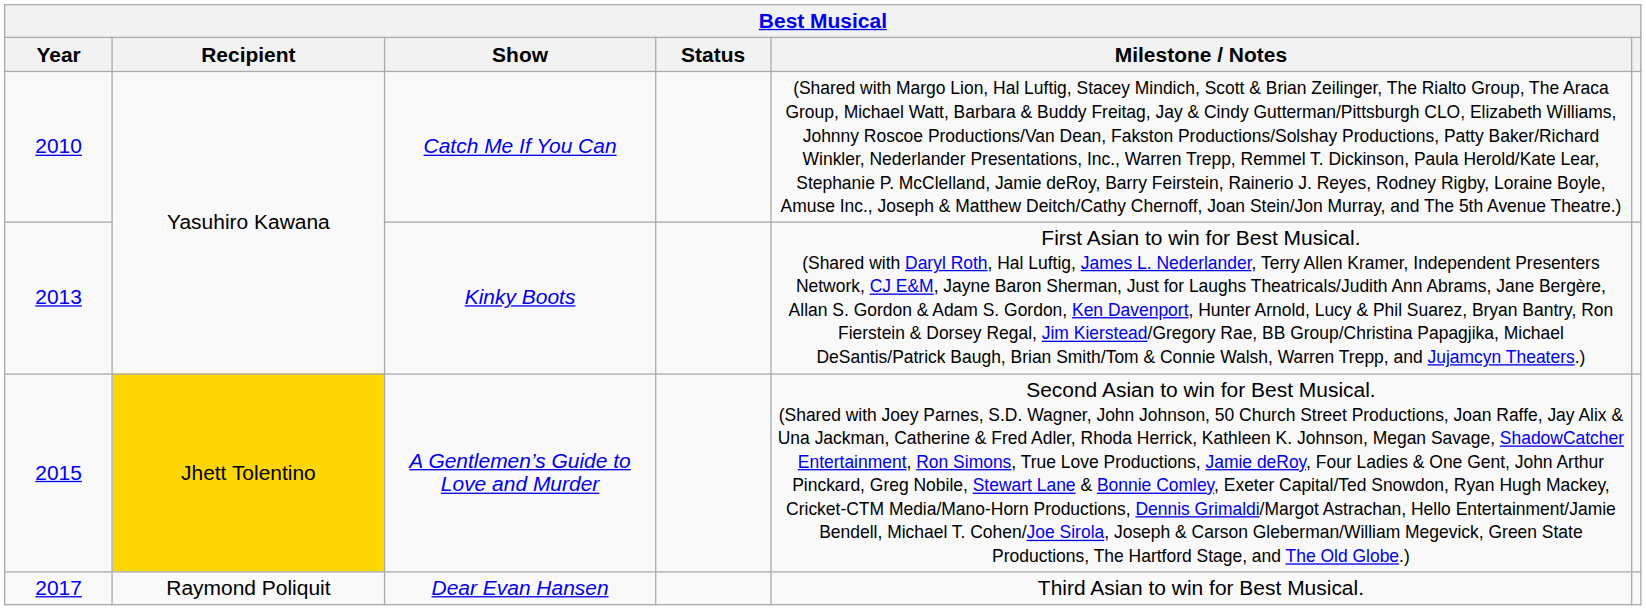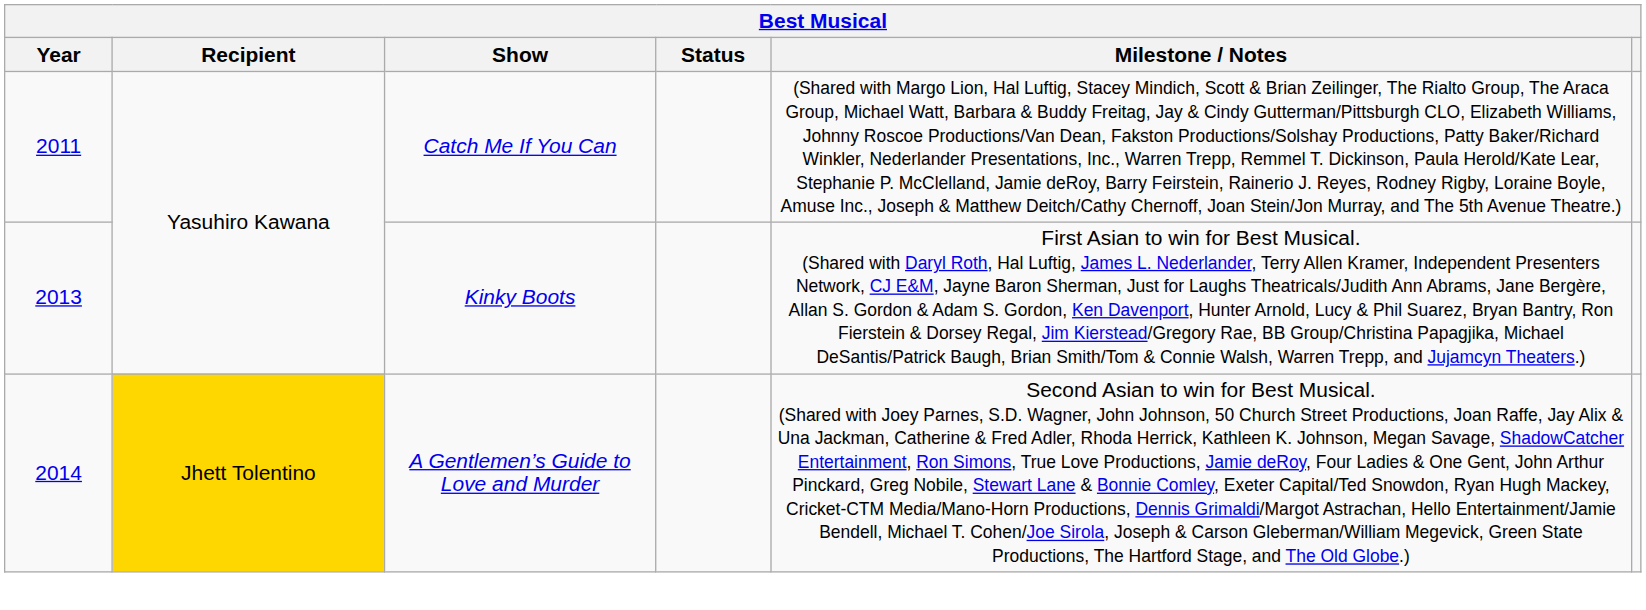(59, 146) 2010 -> (59, 146) 2011
(59, 472) 2015 -> (59, 472) 2014
- row: (520, 588)
